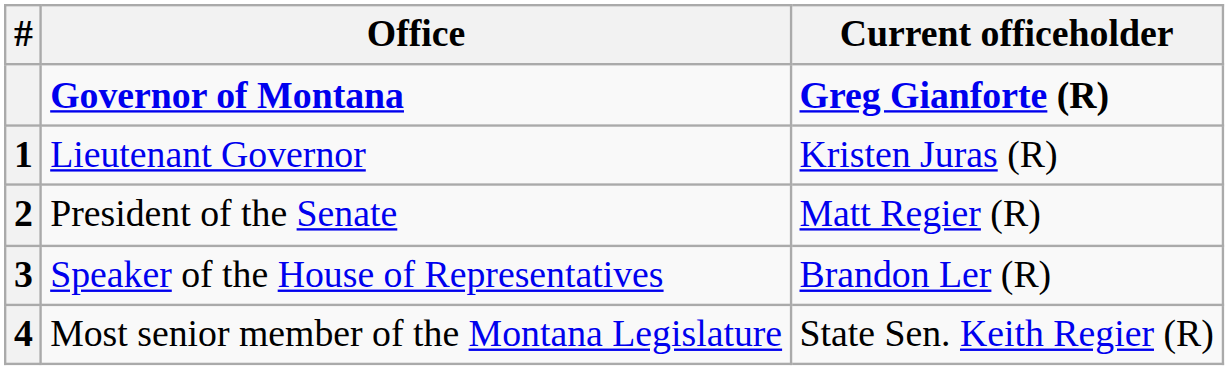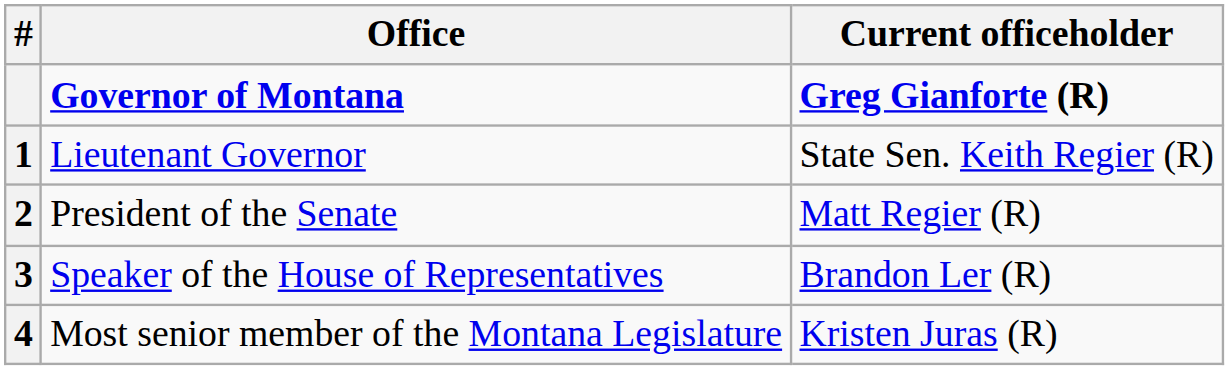(928, 154) Kristen Juras (R) -> (1007, 154) State Sen. Keith Regier (R)
(1007, 333) State Sen. Keith Regier (R) -> (928, 333) Kristen Juras (R)
